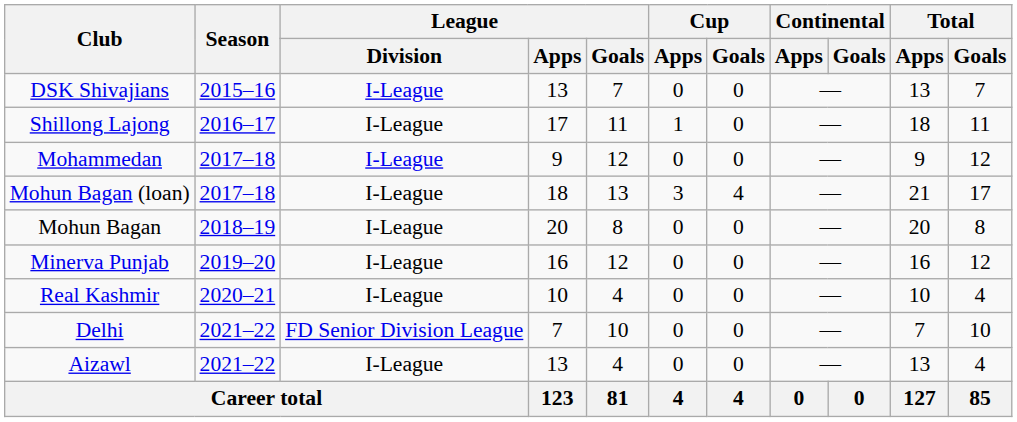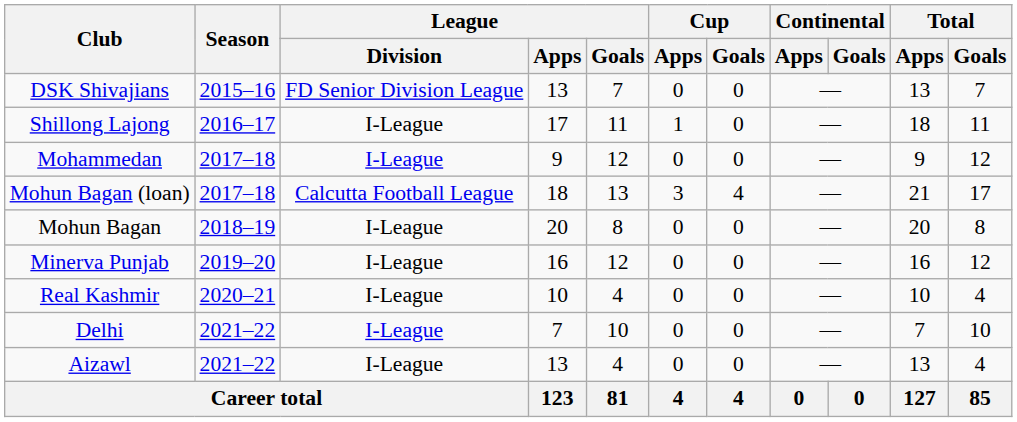(404, 90) I-League -> (404, 90) FD Senior Division League
(404, 192) I-League -> (404, 192) Calcutta Football League
(404, 329) FD Senior Division League -> (404, 329) I-League
